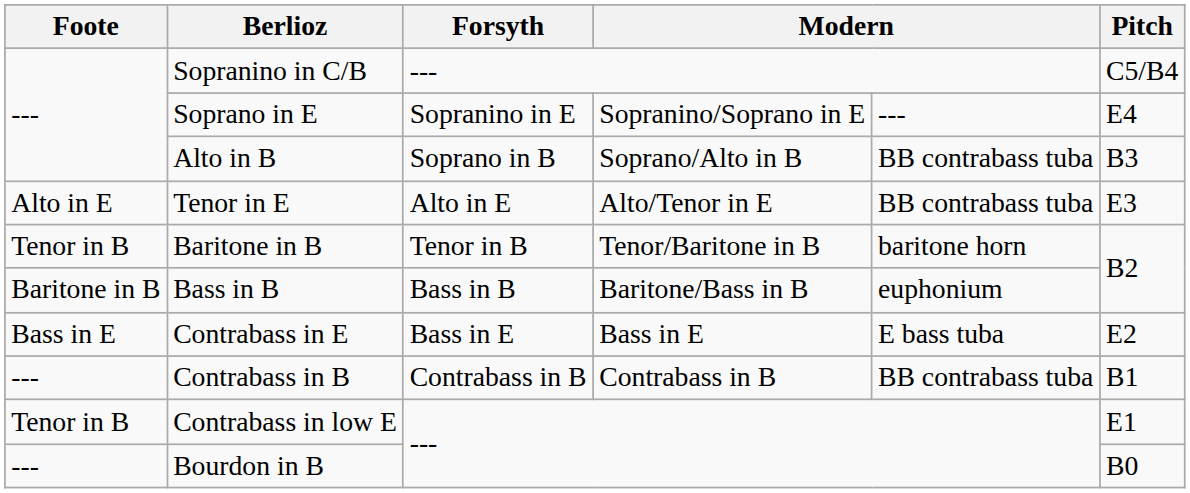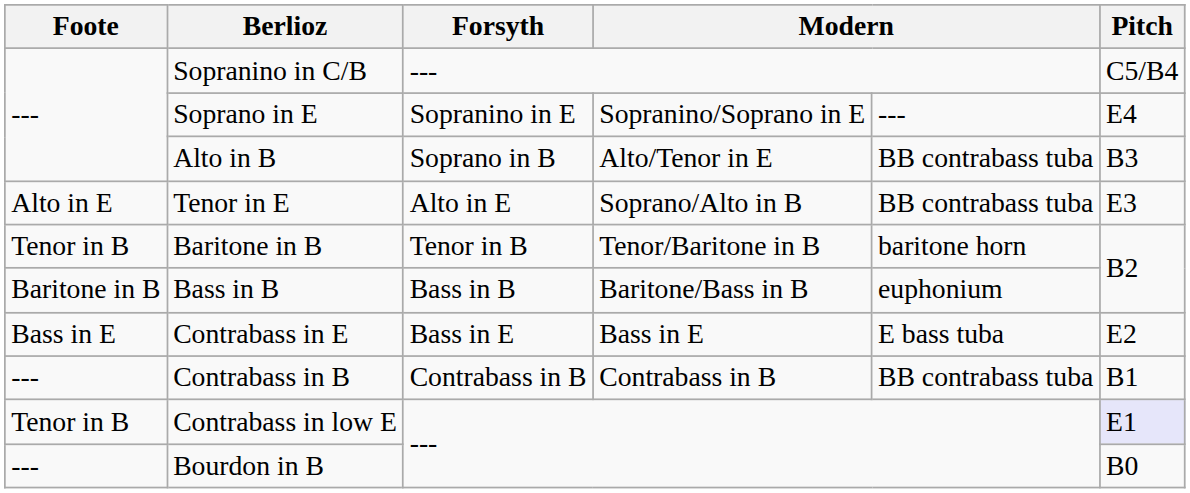(701, 158) Soprano/Alto in B -> (686, 158) Alto/Tenor in E
(686, 202) Alto/Tenor in E -> (701, 202) Soprano/Alto in B
(1121, 421) no background -> (1121, 421) lavender background
